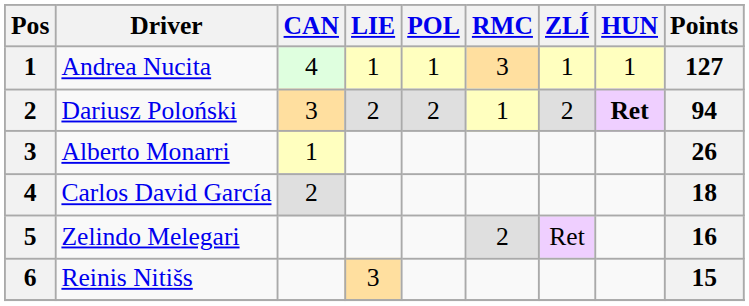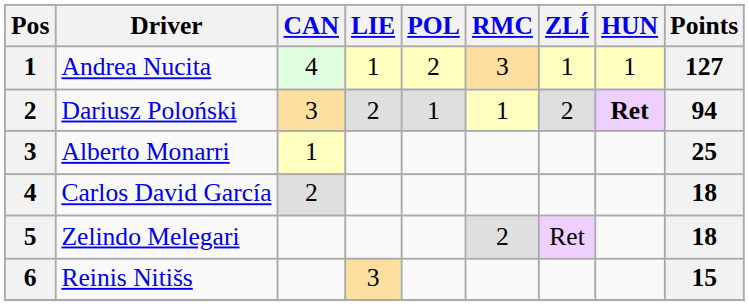(434, 67) 1 -> (434, 67) 2
(434, 109) 2 -> (434, 109) 1
(704, 151) 26 -> (704, 151) 25
(704, 236) 16 -> (704, 236) 18
